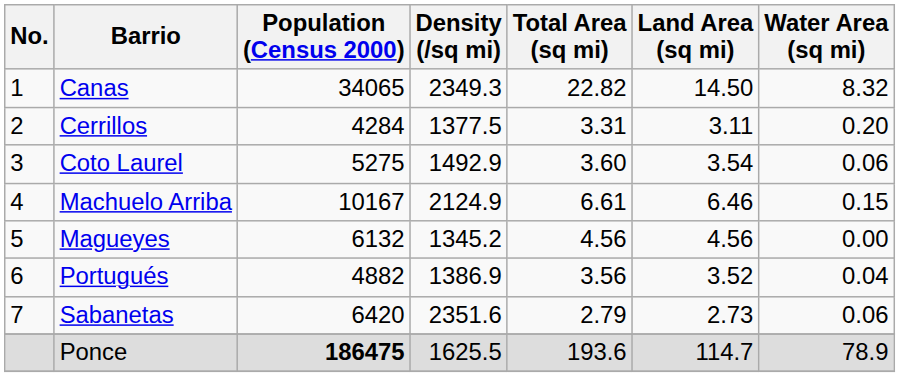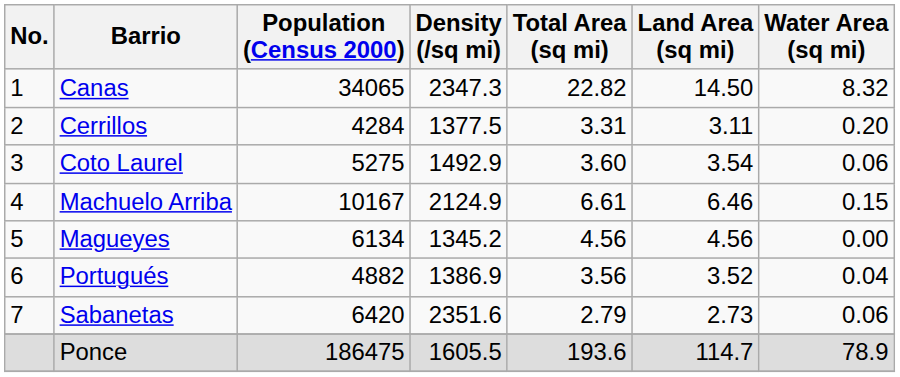(465, 88) 2349.3 -> (465, 88) 2347.3
(378, 239) 6132 -> (378, 239) 6134
(365, 352) bold -> (365, 352) normal
(465, 352) 1625.5 -> (465, 352) 1605.5
